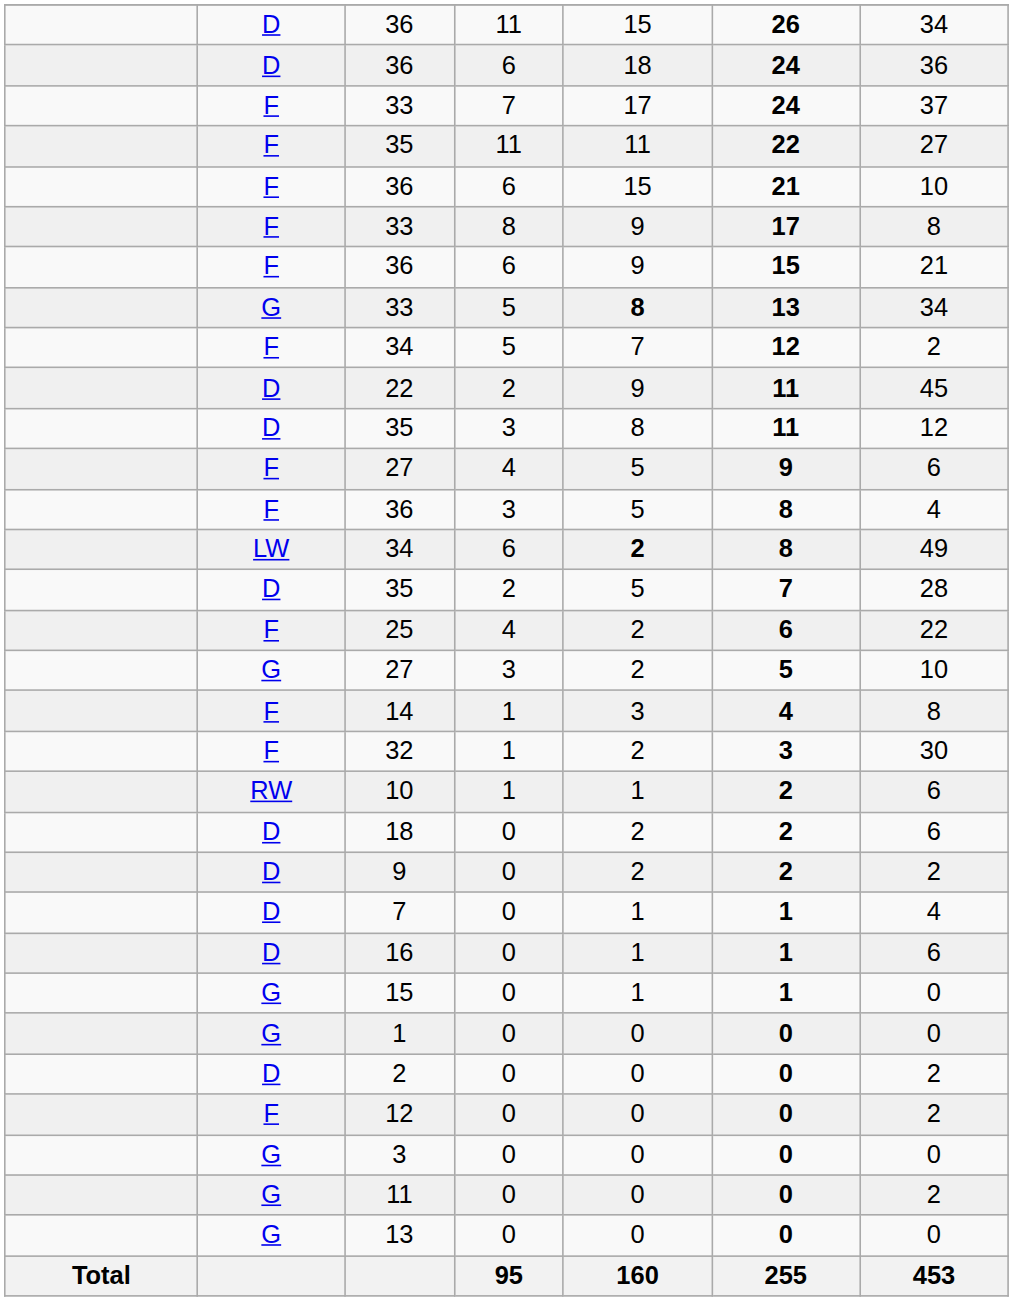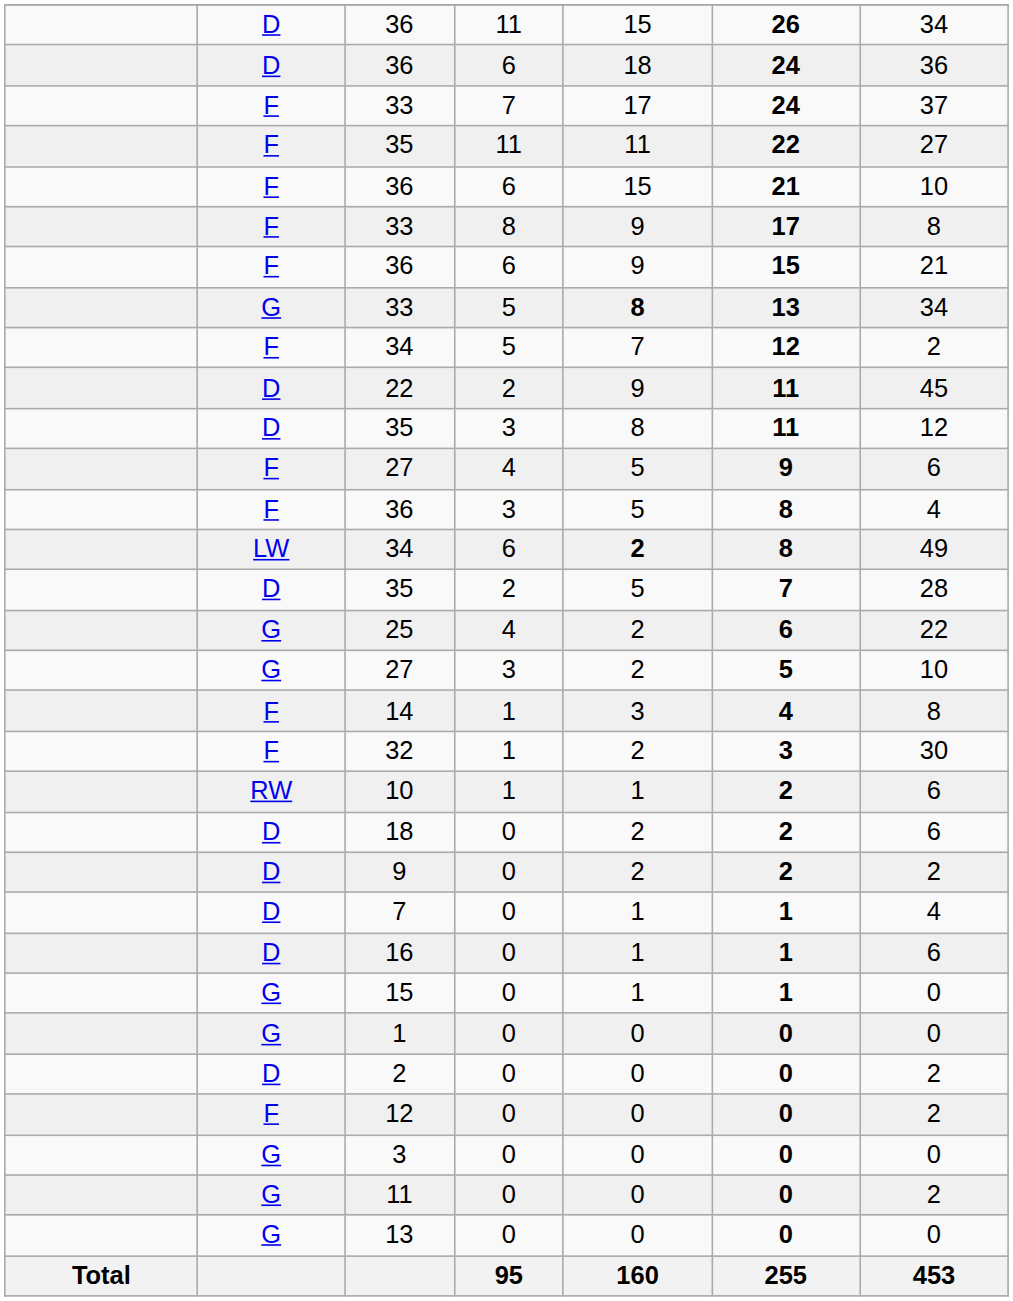(271, 629) F -> (271, 629) G
